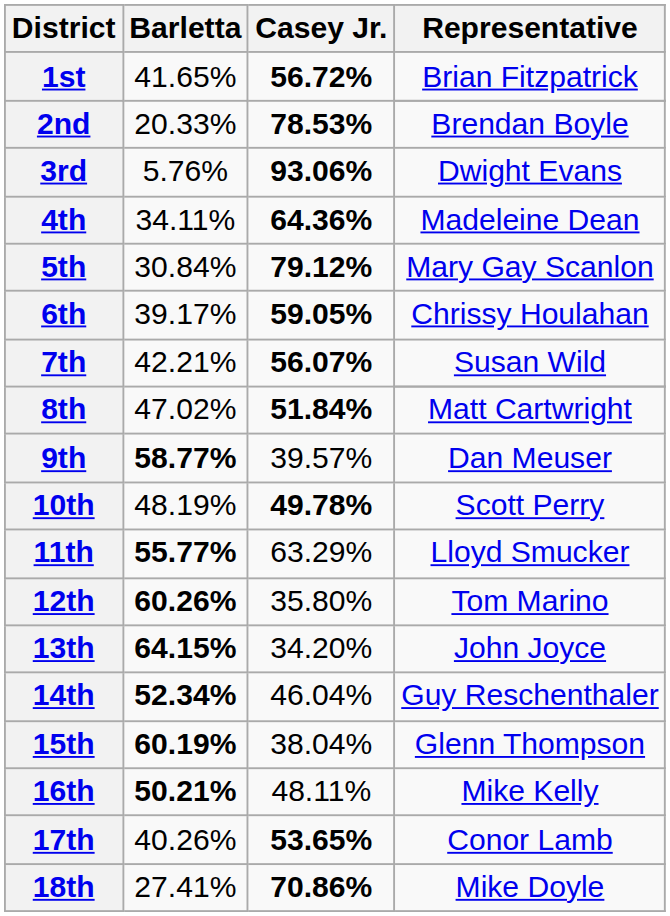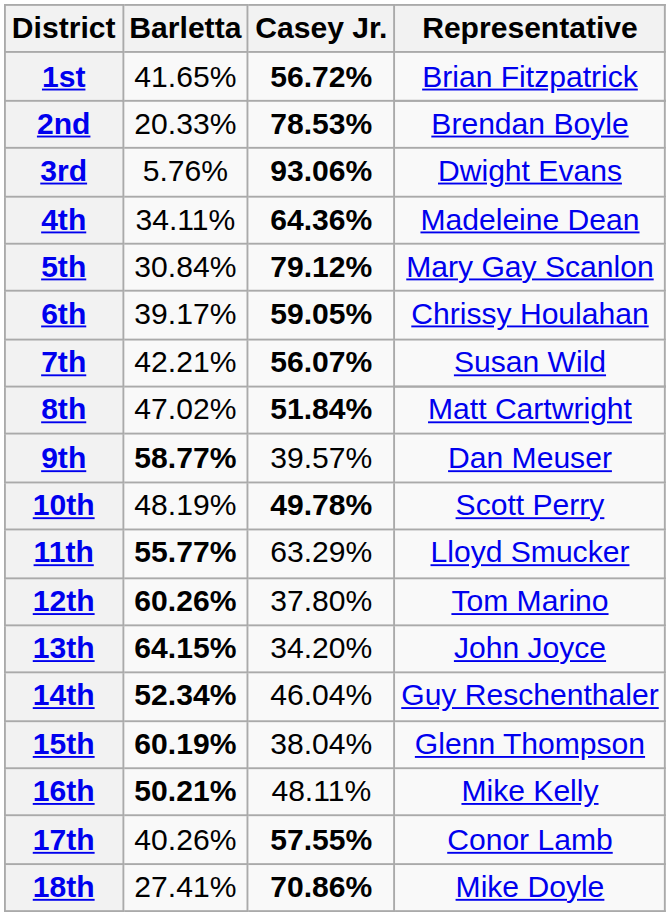(321, 600) 35.80% -> (321, 600) 37.80%
(321, 839) 53.65% -> (321, 839) 57.55%
